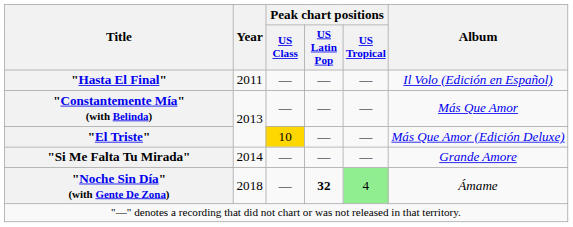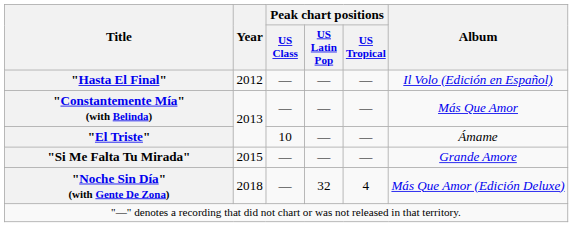(250, 80) 2011 -> (250, 80) 2012
(285, 136) gold background -> (285, 136) no background
(478, 136) Más Que Amor (Edición Deluxe) -> (478, 136) Ámame
(250, 157) 2014 -> (250, 157) 2015
(324, 185) bold -> (324, 185) normal
(366, 185) lightgreen background -> (366, 185) no background
(478, 185) Ámame -> (478, 185) Más Que Amor (Edición Deluxe)
